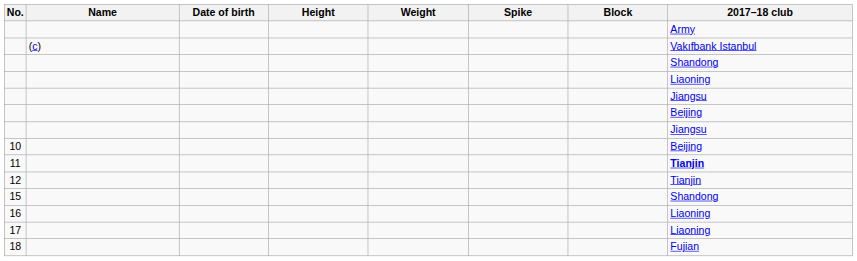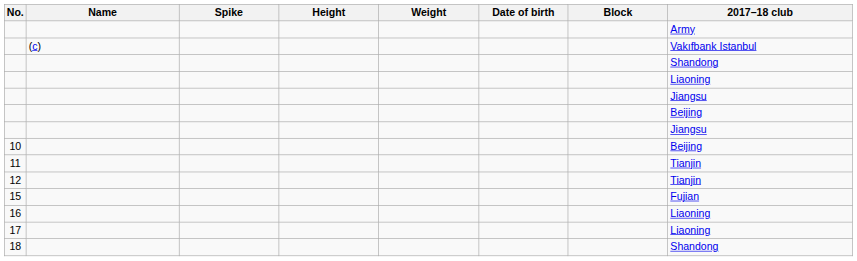columns swapped: (224, 12) <-> (518, 12)
(687, 163) bold -> (686, 163) normal
(694, 197) Shandong -> (685, 197) Fujian
(685, 247) Fujian -> (694, 247) Shandong
